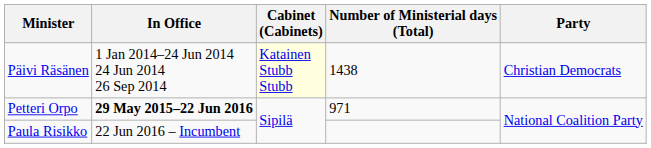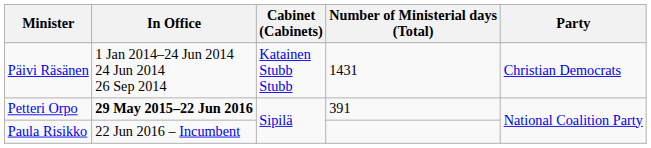(285, 70) lightyellow background -> (285, 70) no background
(343, 70) 1438 -> (343, 70) 1431
(340, 109) 971 -> (340, 109) 391
